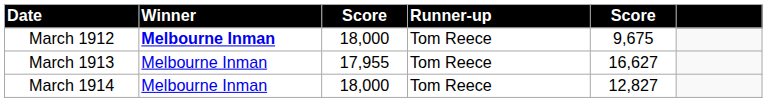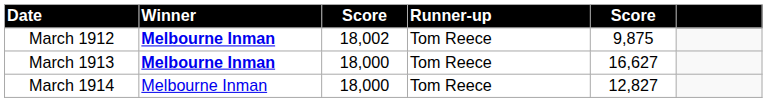(365, 39) 18,000 -> (365, 39) 18,002
(633, 39) 9,675 -> (633, 39) 9,875
(204, 62) normal -> (208, 62) bold
(365, 62) 17,955 -> (365, 62) 18,000
